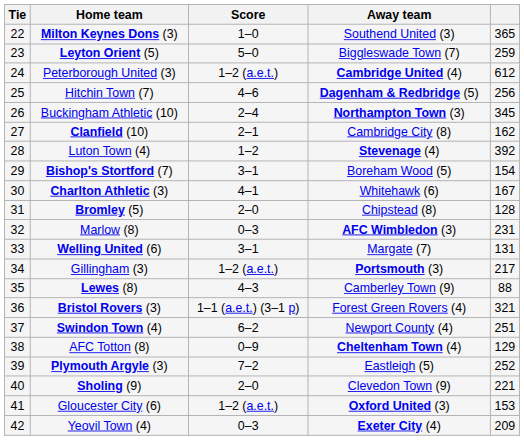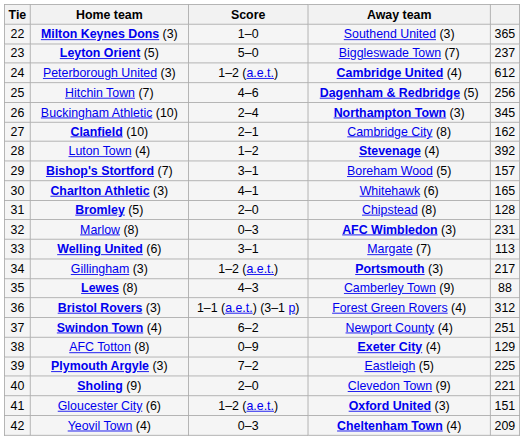(505, 54) 259 -> (505, 54) 237
(505, 171) 154 -> (505, 171) 157
(505, 191) 167 -> (505, 191) 165
(505, 249) 131 -> (505, 249) 113
(505, 308) 321 -> (505, 308) 312
(399, 347) Cheltenham Town (4) -> (399, 347) Exeter City (4)
(505, 367) 252 -> (505, 367) 225
(505, 406) 153 -> (505, 406) 151
(399, 425) Exeter City (4) -> (399, 425) Cheltenham Town (4)
